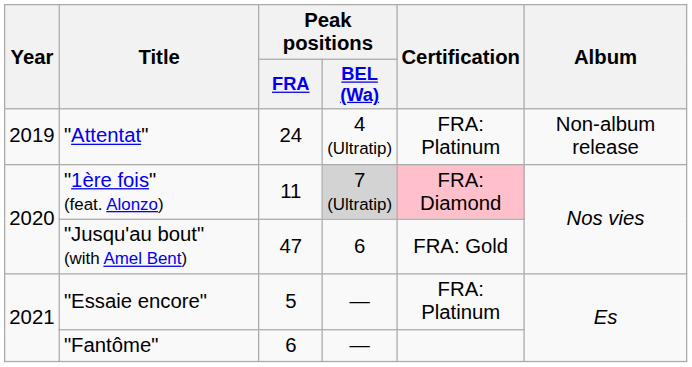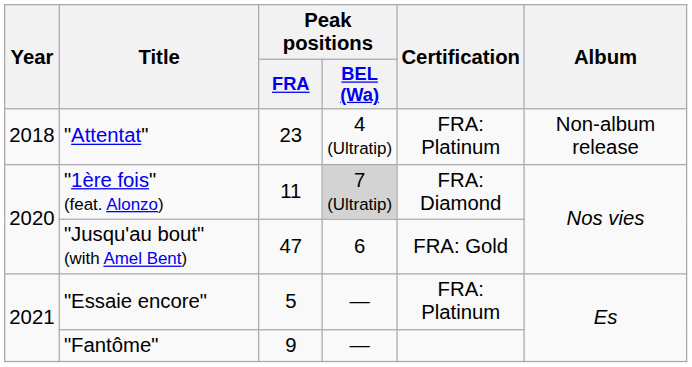(32, 136) 2019 -> (32, 136) 2018
(291, 136) 24 -> (291, 136) 23
(461, 191) pink background -> (461, 191) no background
(291, 345) 6 -> (291, 345) 9
